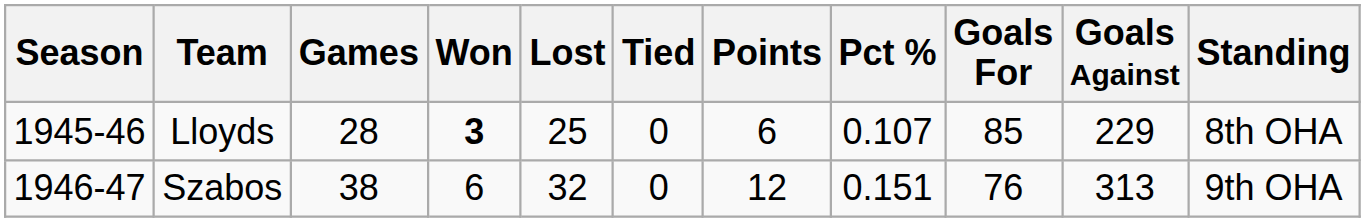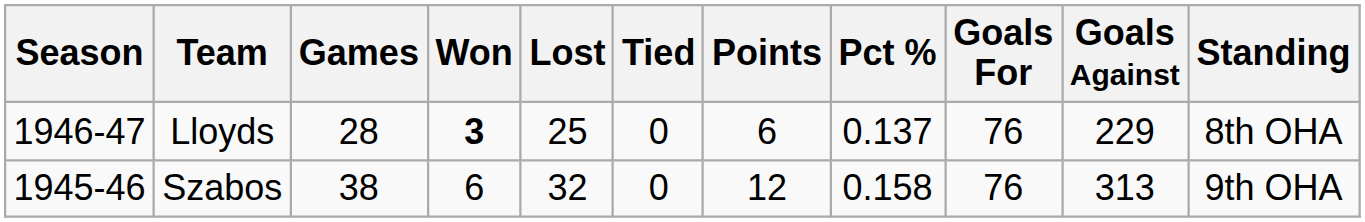(79, 130) 1945-46 -> (79, 130) 1946-47
(888, 130) 0.107 -> (888, 130) 0.137
(1003, 130) 85 -> (1003, 130) 76
(79, 187) 1946-47 -> (79, 187) 1945-46
(888, 187) 0.151 -> (888, 187) 0.158
